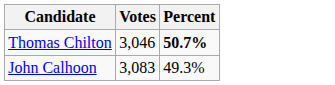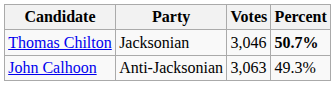+ column: (171, 17)
(137, 67) 3,083 -> (248, 67) 3,063
